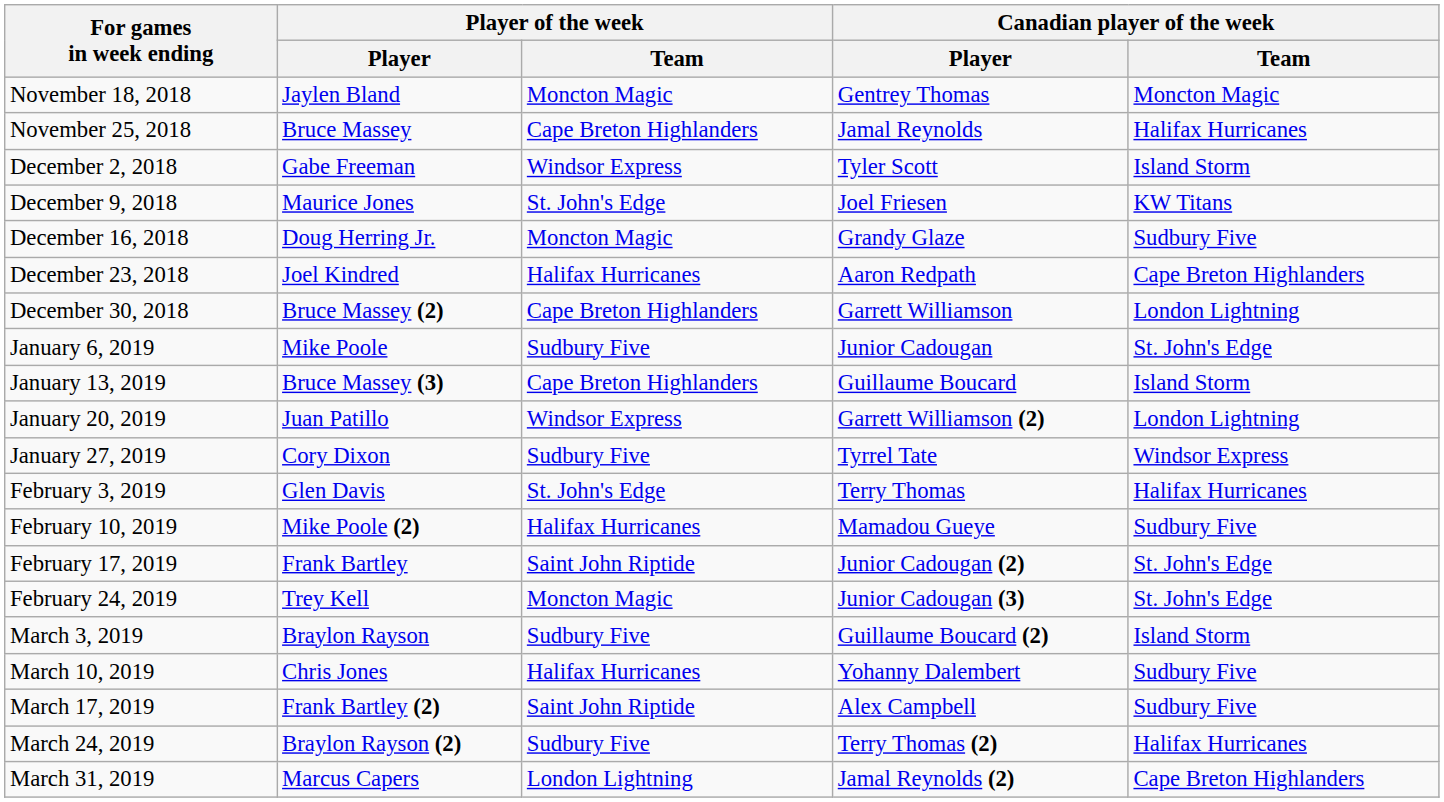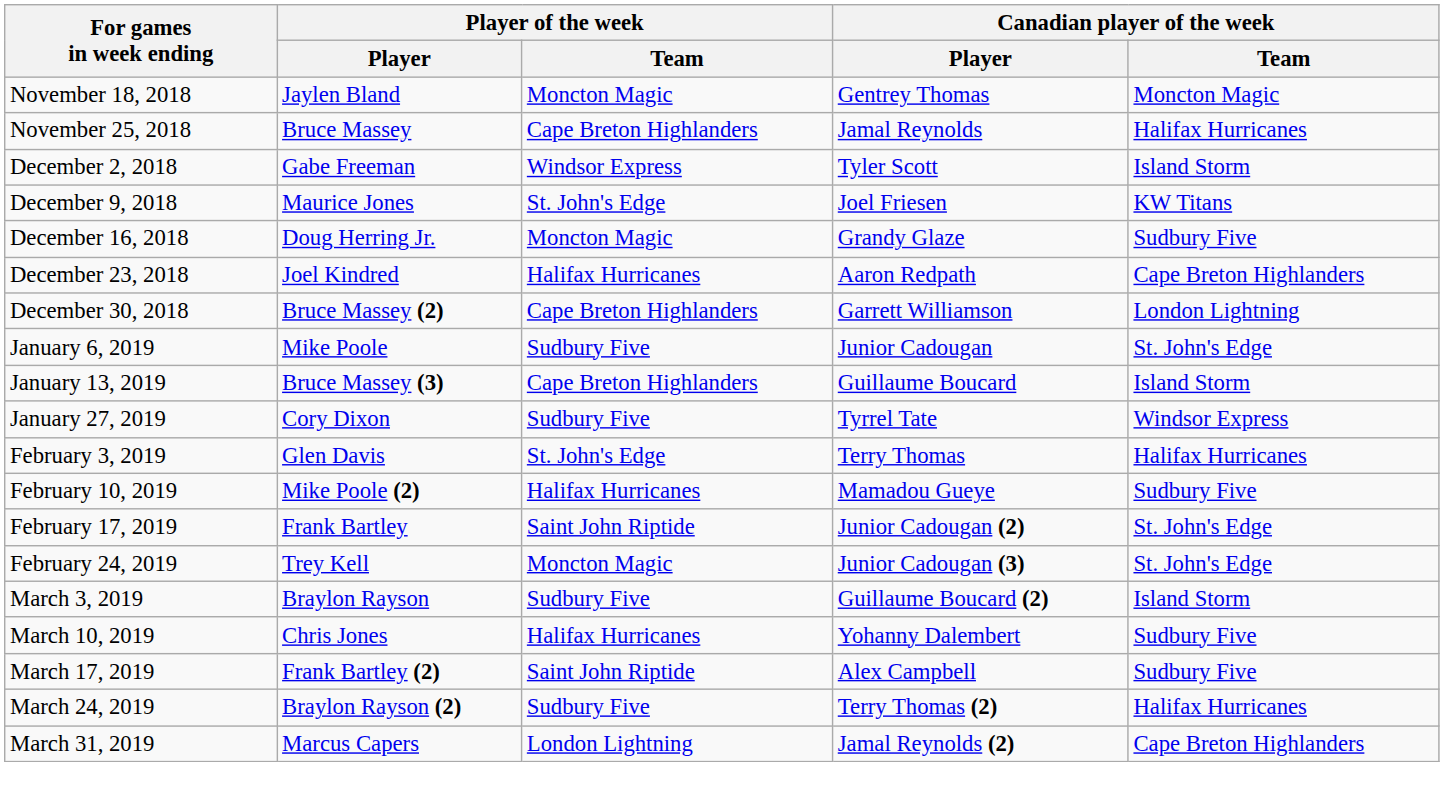- row: (88, 418)
